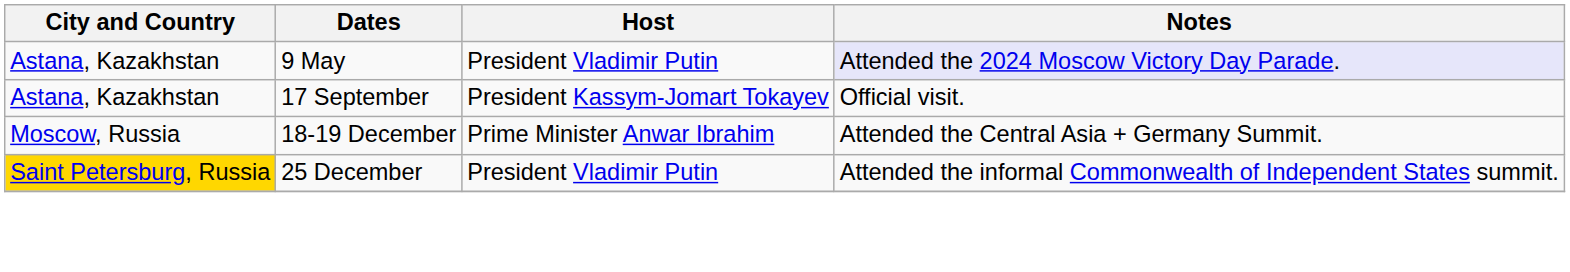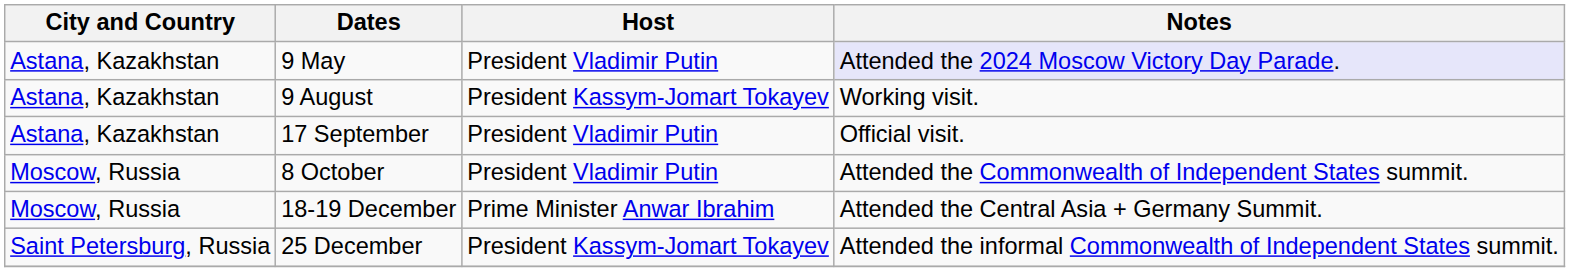+ row: (327, 97)
(648, 97) President Kassym-Jomart Tokayev -> (593, 135) President Vladimir Putin
+ row: (333, 172)
(140, 172) gold background -> (140, 246) no background
(593, 172) President Vladimir Putin -> (648, 246) President Kassym-Jomart Tokayev
